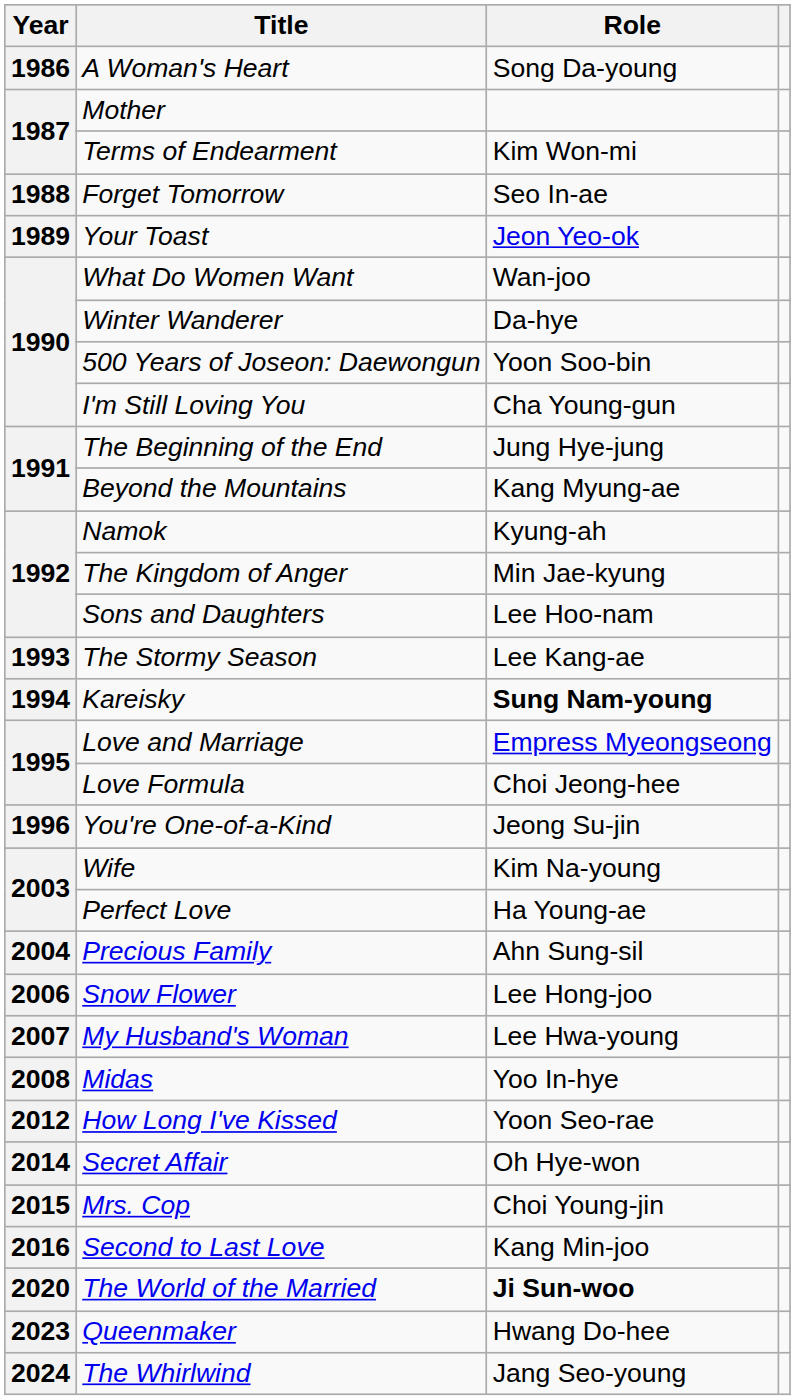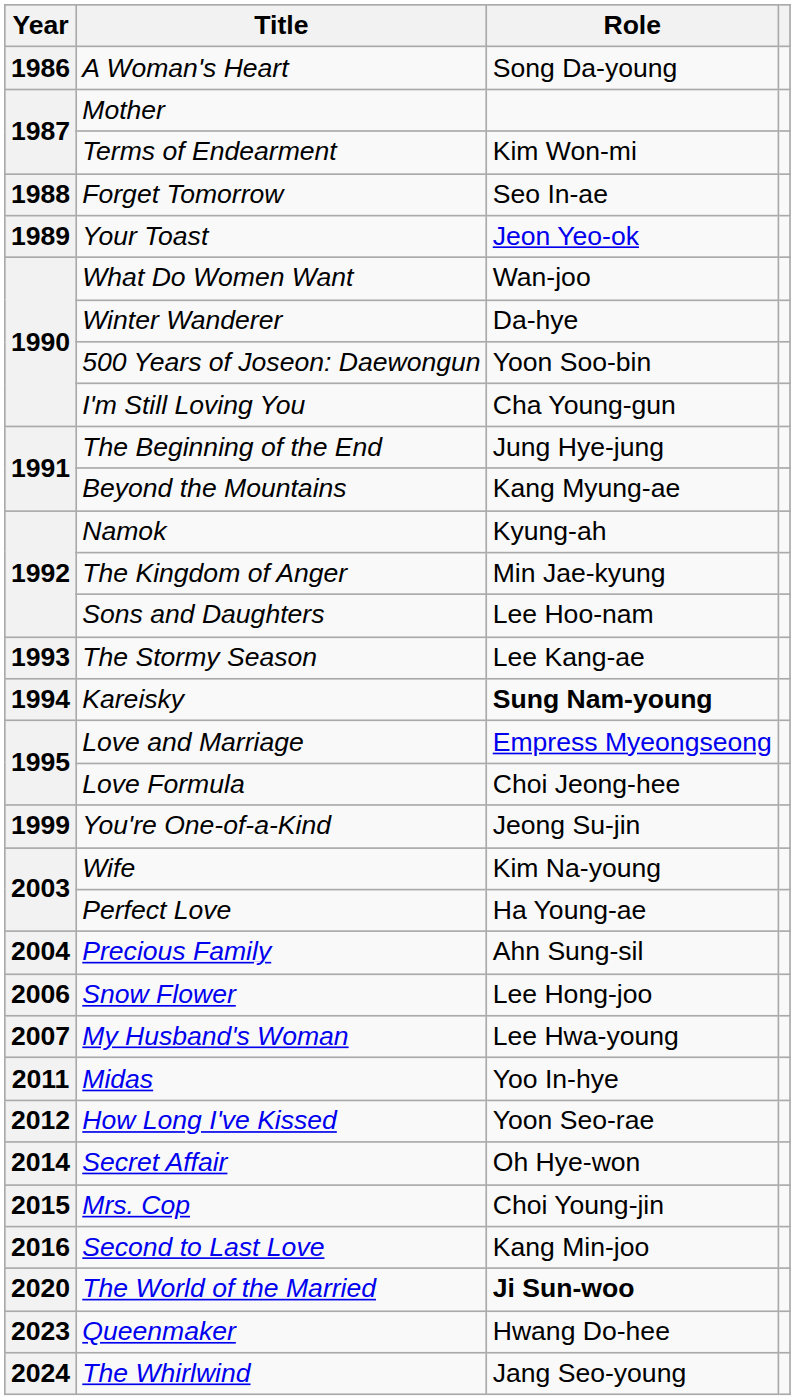(40, 825) 1996 -> (40, 825) 1999
(40, 1078) 2008 -> (40, 1078) 2011
